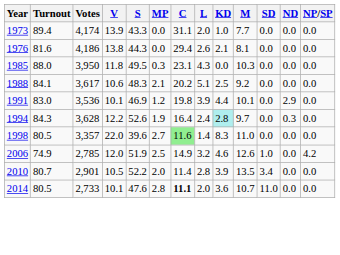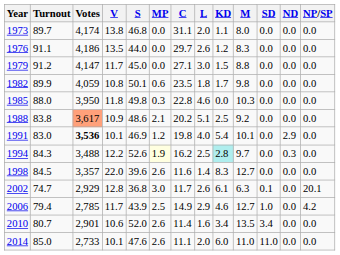(42, 31) 89.4 -> (42, 31) 89.7
(114, 31) 13.9 -> (114, 31) 13.8
(138, 31) 43.3 -> (138, 31) 46.8
(222, 31) 1.0 -> (222, 31) 1.1
(243, 31) 7.7 -> (243, 31) 8.0
(42, 48) 81.6 -> (42, 48) 91.1
(114, 48) 13.8 -> (114, 48) 13.5
(138, 48) 44.3 -> (138, 48) 44.0
(183, 48) 29.4 -> (183, 48) 29.7
(222, 48) 2.1 -> (222, 48) 1.2
(243, 48) 8.1 -> (243, 48) 8.3
+ row: (17, 66)
+ row: (17, 83)
(138, 66) 49.5 -> (138, 101) 49.8
(183, 66) 23.1 -> (183, 101) 22.8
(204, 66) 4.3 -> (204, 101) 4.6
(42, 83) 84.1 -> (42, 118) 83.8
(87, 83) no background -> (87, 118) lightsalmon background
(114, 83) 10.6 -> (114, 118) 10.9
(138, 83) 48.3 -> (138, 118) 48.6
(87, 101) normal -> (87, 136) bold
(204, 101) 3.9 -> (204, 136) 4.0
(222, 101) 4.4 -> (222, 136) 5.4
(87, 118) 3,628 -> (87, 153) 3,488
(159, 118) no background -> (159, 153) lightyellow background
(183, 118) 16.4 -> (183, 153) 16.2
(204, 118) 2.4 -> (204, 153) 2.5
(42, 136) 80.5 -> (42, 171) 84.5
(159, 136) 2.7 -> (159, 171) 2.6
(182, 136) lightgreen background -> (182, 171) no background
(245, 136) 11.0 -> (245, 171) 12.7
+ row: (17, 188)
(42, 153) 74.9 -> (42, 206) 79.4
(114, 153) 12.0 -> (114, 206) 11.7
(138, 153) 51.9 -> (138, 206) 43.9
(204, 153) 3.2 -> (204, 206) 2.9
(245, 153) 12.6 -> (245, 206) 12.7
(114, 171) 10.5 -> (114, 223) 10.6
(138, 171) 52.2 -> (138, 223) 52.0
(159, 171) 2.0 -> (159, 223) 2.6
(204, 171) 2.8 -> (204, 223) 1.6
(222, 171) 3.9 -> (222, 223) 3.4
(42, 188) 80.5 -> (42, 241) 85.0
(159, 188) 2.8 -> (159, 241) 2.6
(182, 188) bold -> (182, 241) normal
(222, 188) 3.6 -> (222, 241) 6.0
(245, 188) 10.7 -> (245, 241) 11.0
